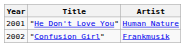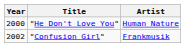(16, 23) 2001 -> (16, 23) 2000
